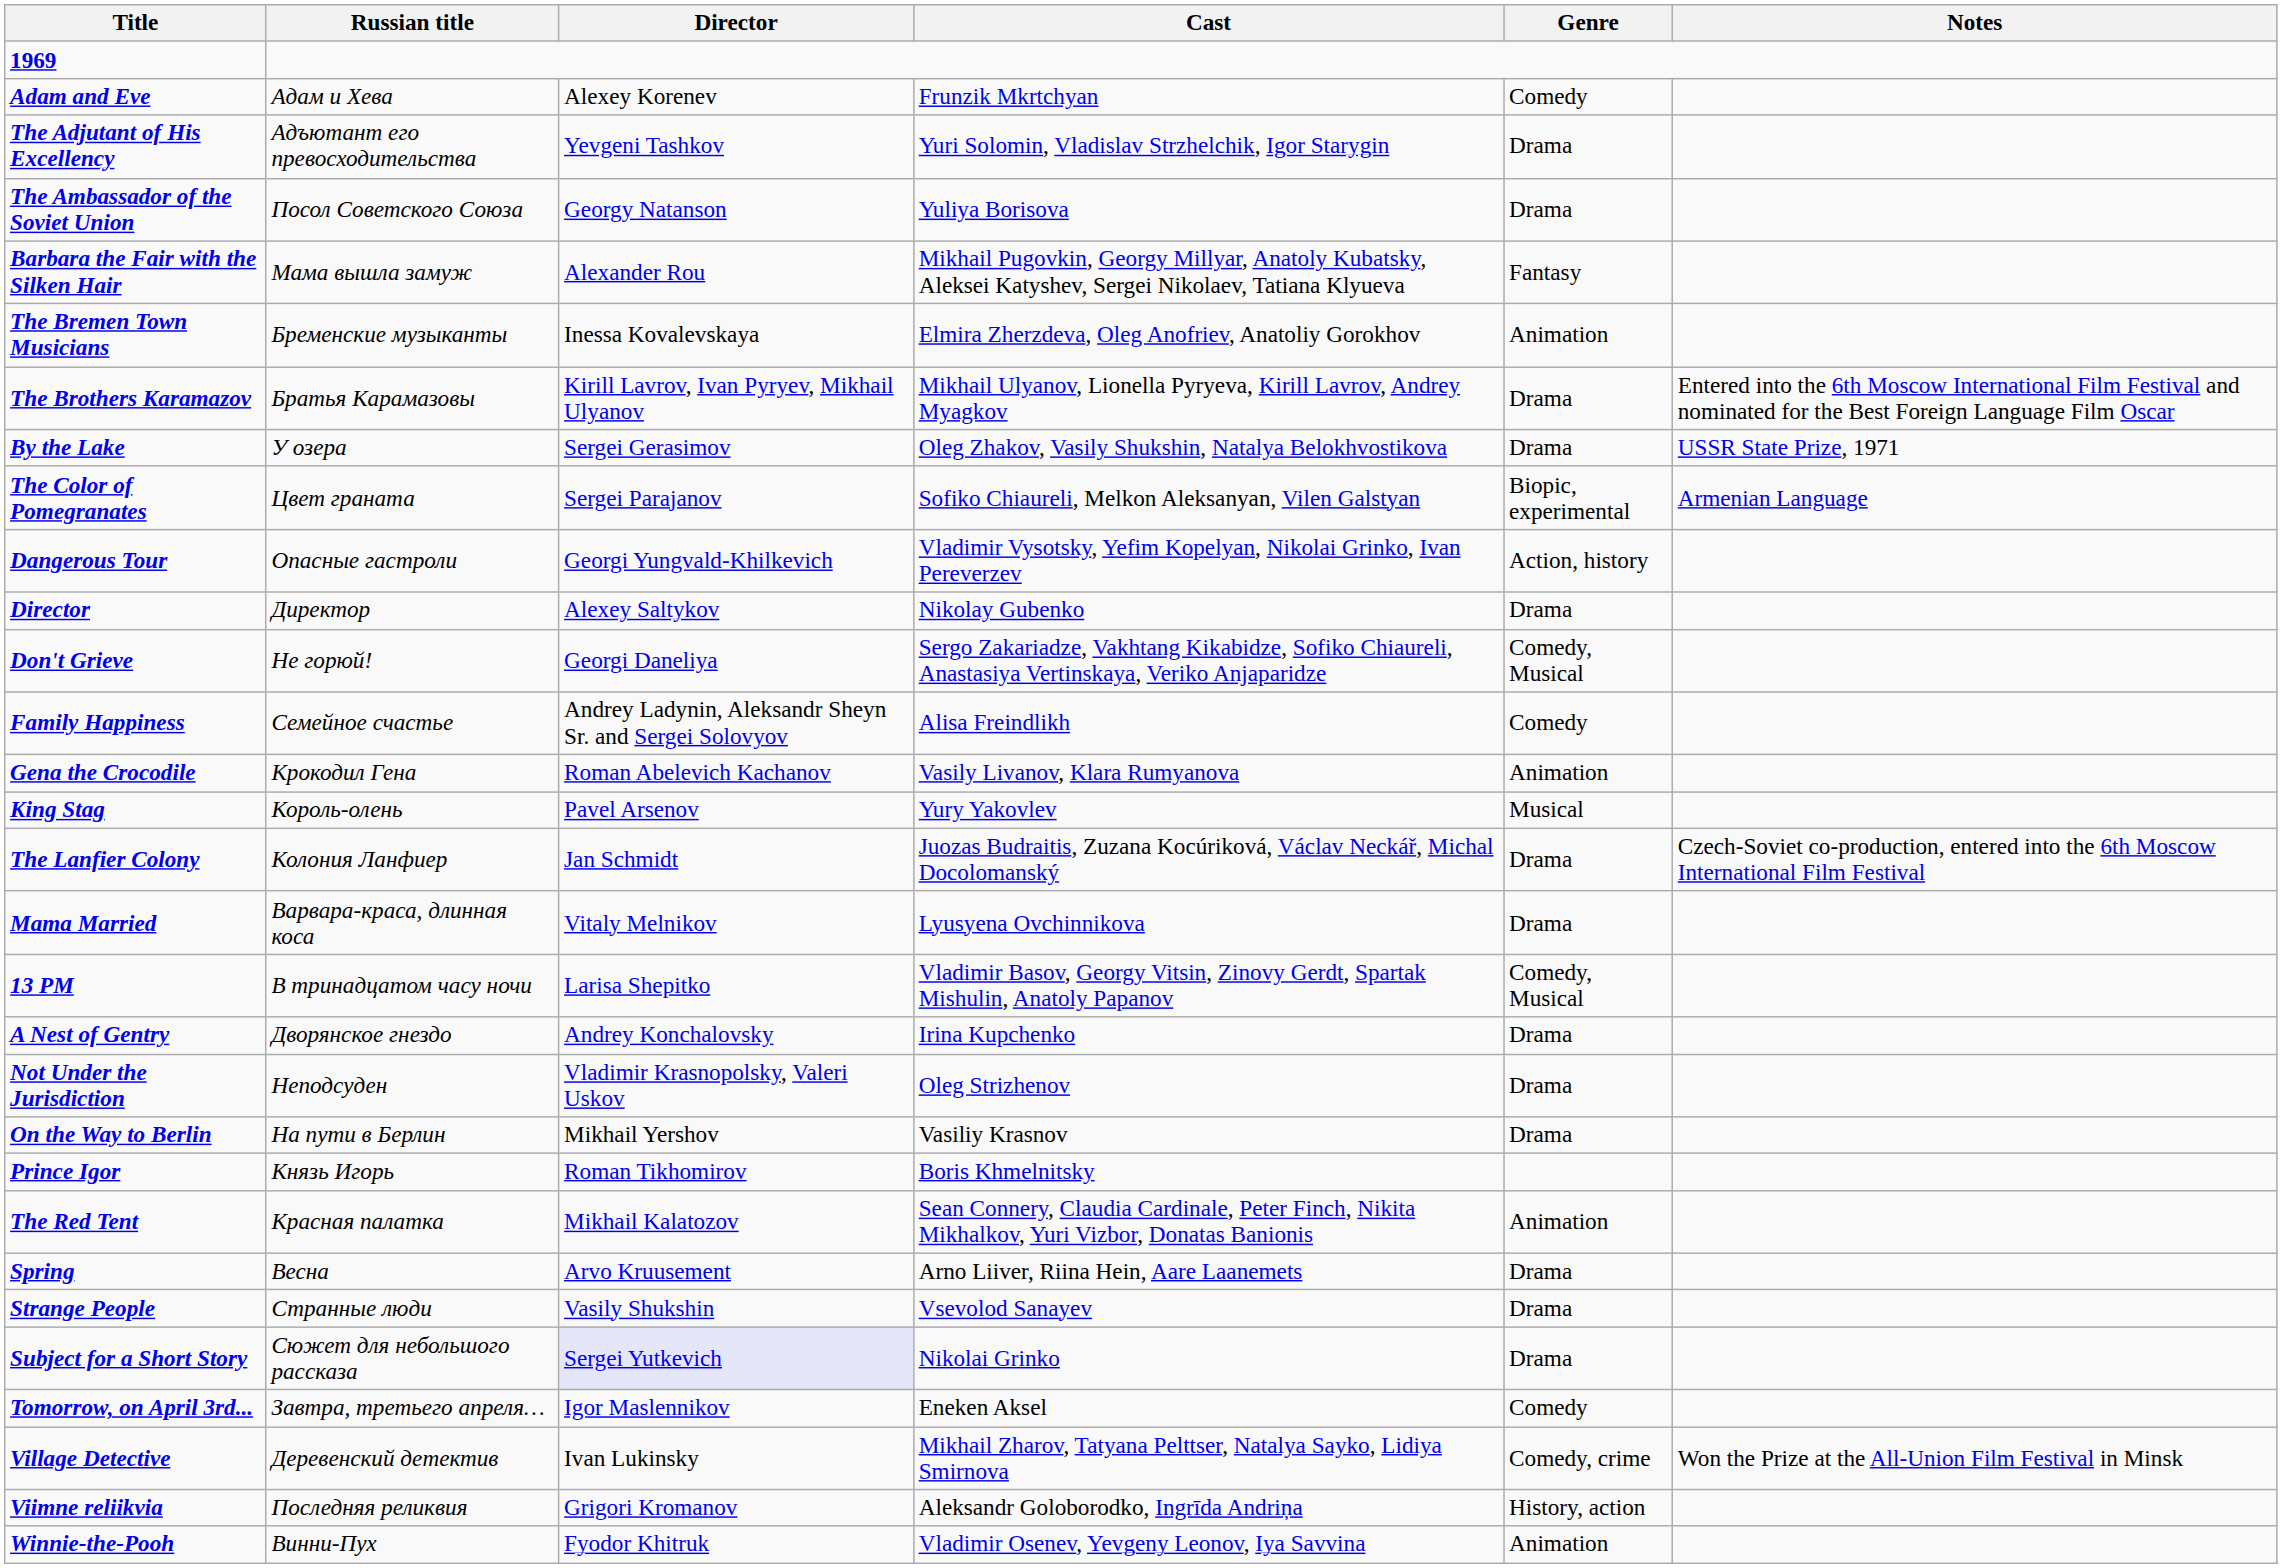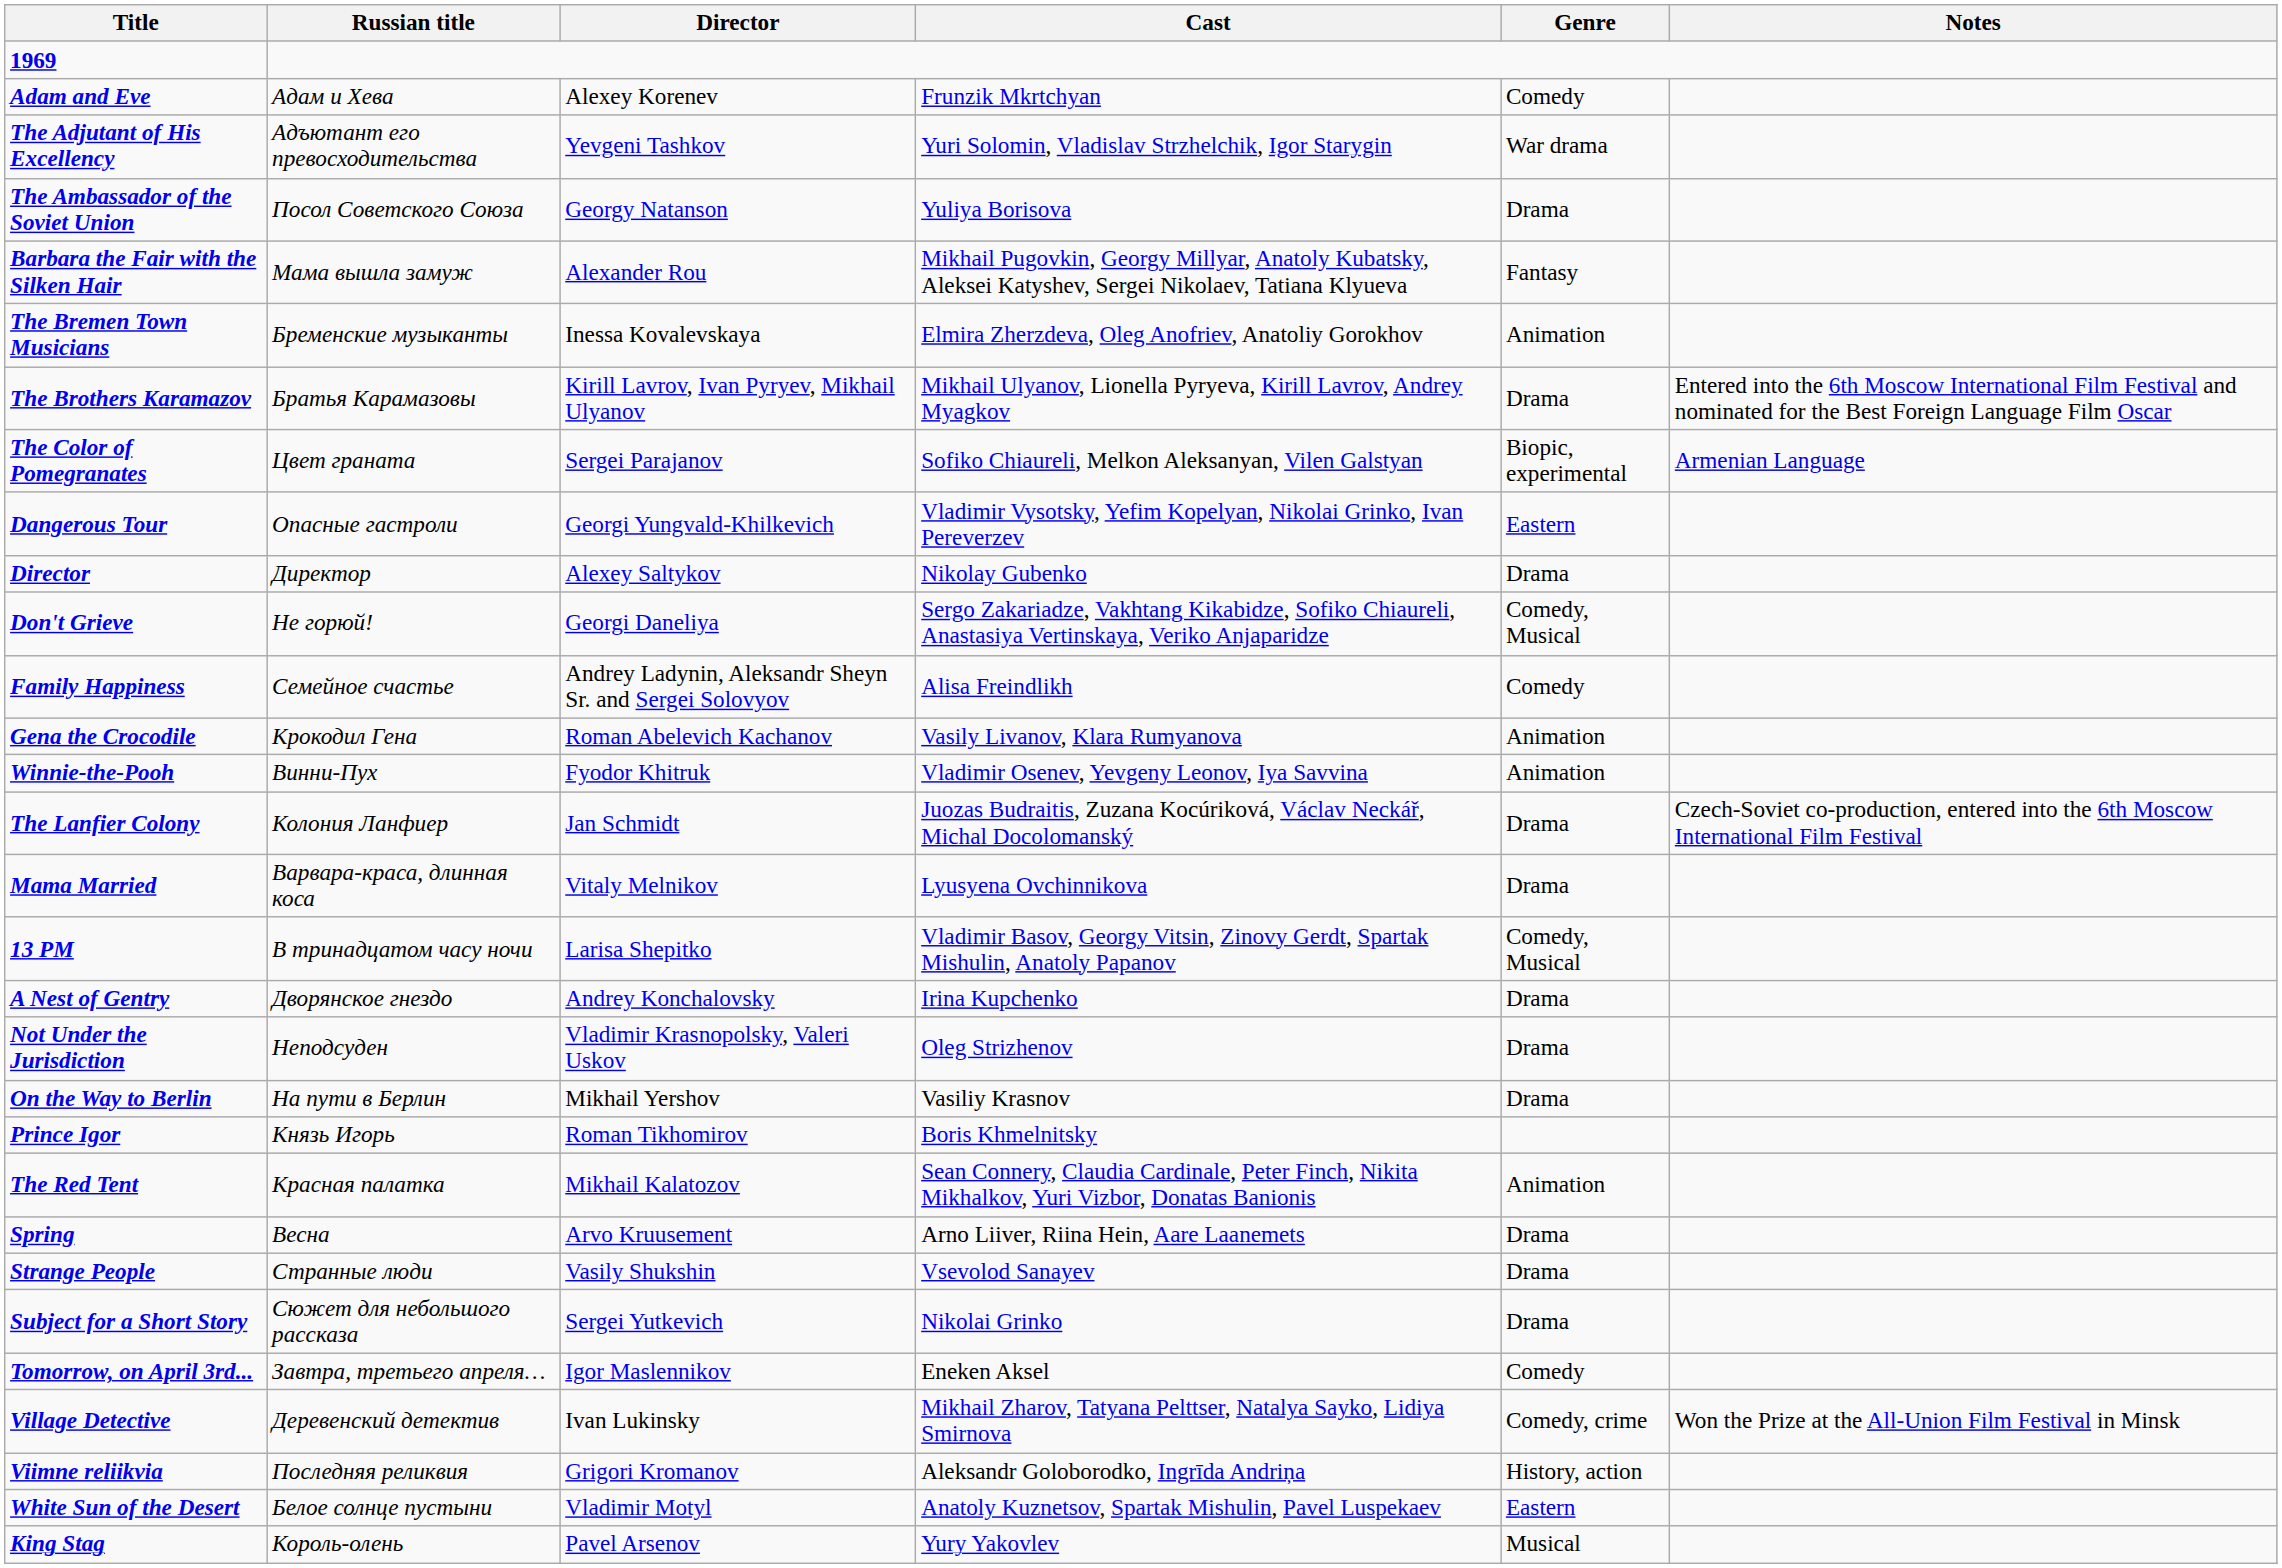(1541, 146) Drama -> (1557, 146) War drama
- row: (67, 447)
(1579, 560) Action, history -> (1541, 523) Eastern
rows swapped: (57, 809) <-> (92, 1544)
(643, 1357) lavender background -> (644, 1321) no background
+ row: (125, 1507)
